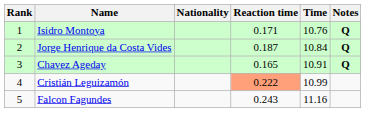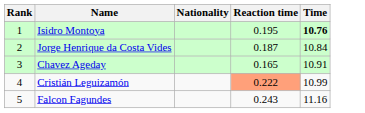- column: (345, 13)
(266, 30) 0.171 -> (266, 30) 0.195
(315, 30) normal -> (315, 30) bold
